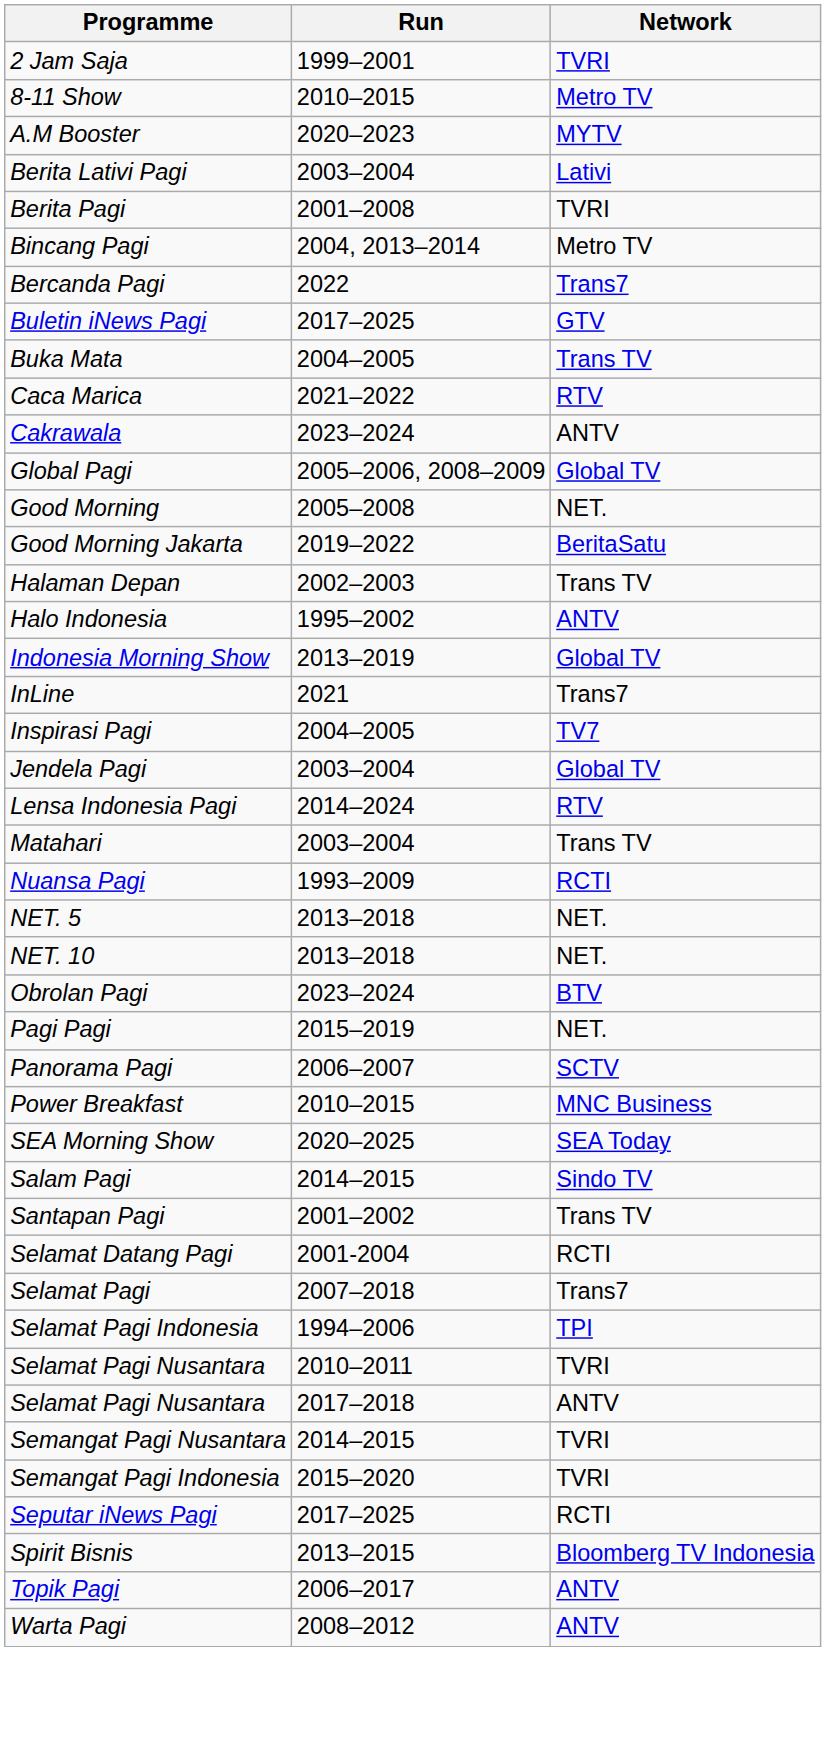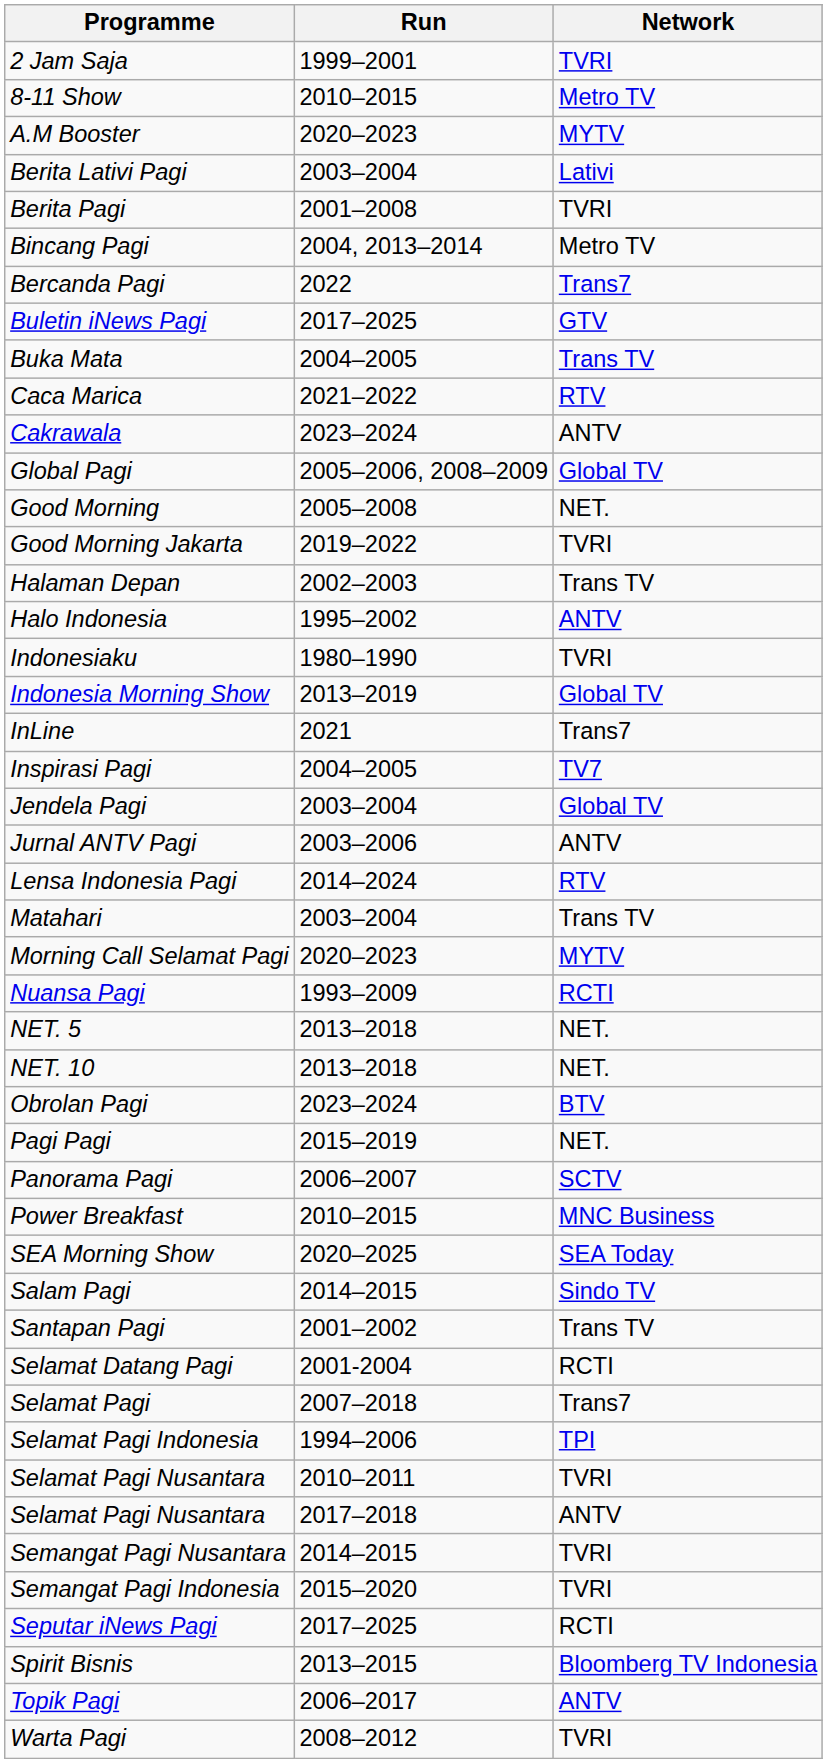(611, 545) BeritaSatu -> (586, 545) TVRI
+ row: (74, 657)
+ row: (103, 843)
+ row: (149, 955)
(588, 1627) ANTV -> (586, 1739) TVRI
